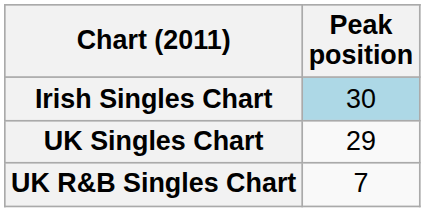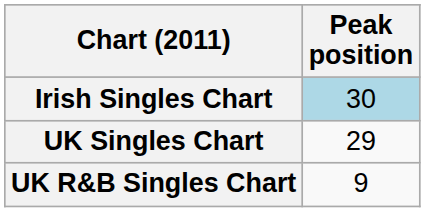(361, 183) 7 -> (361, 183) 9
